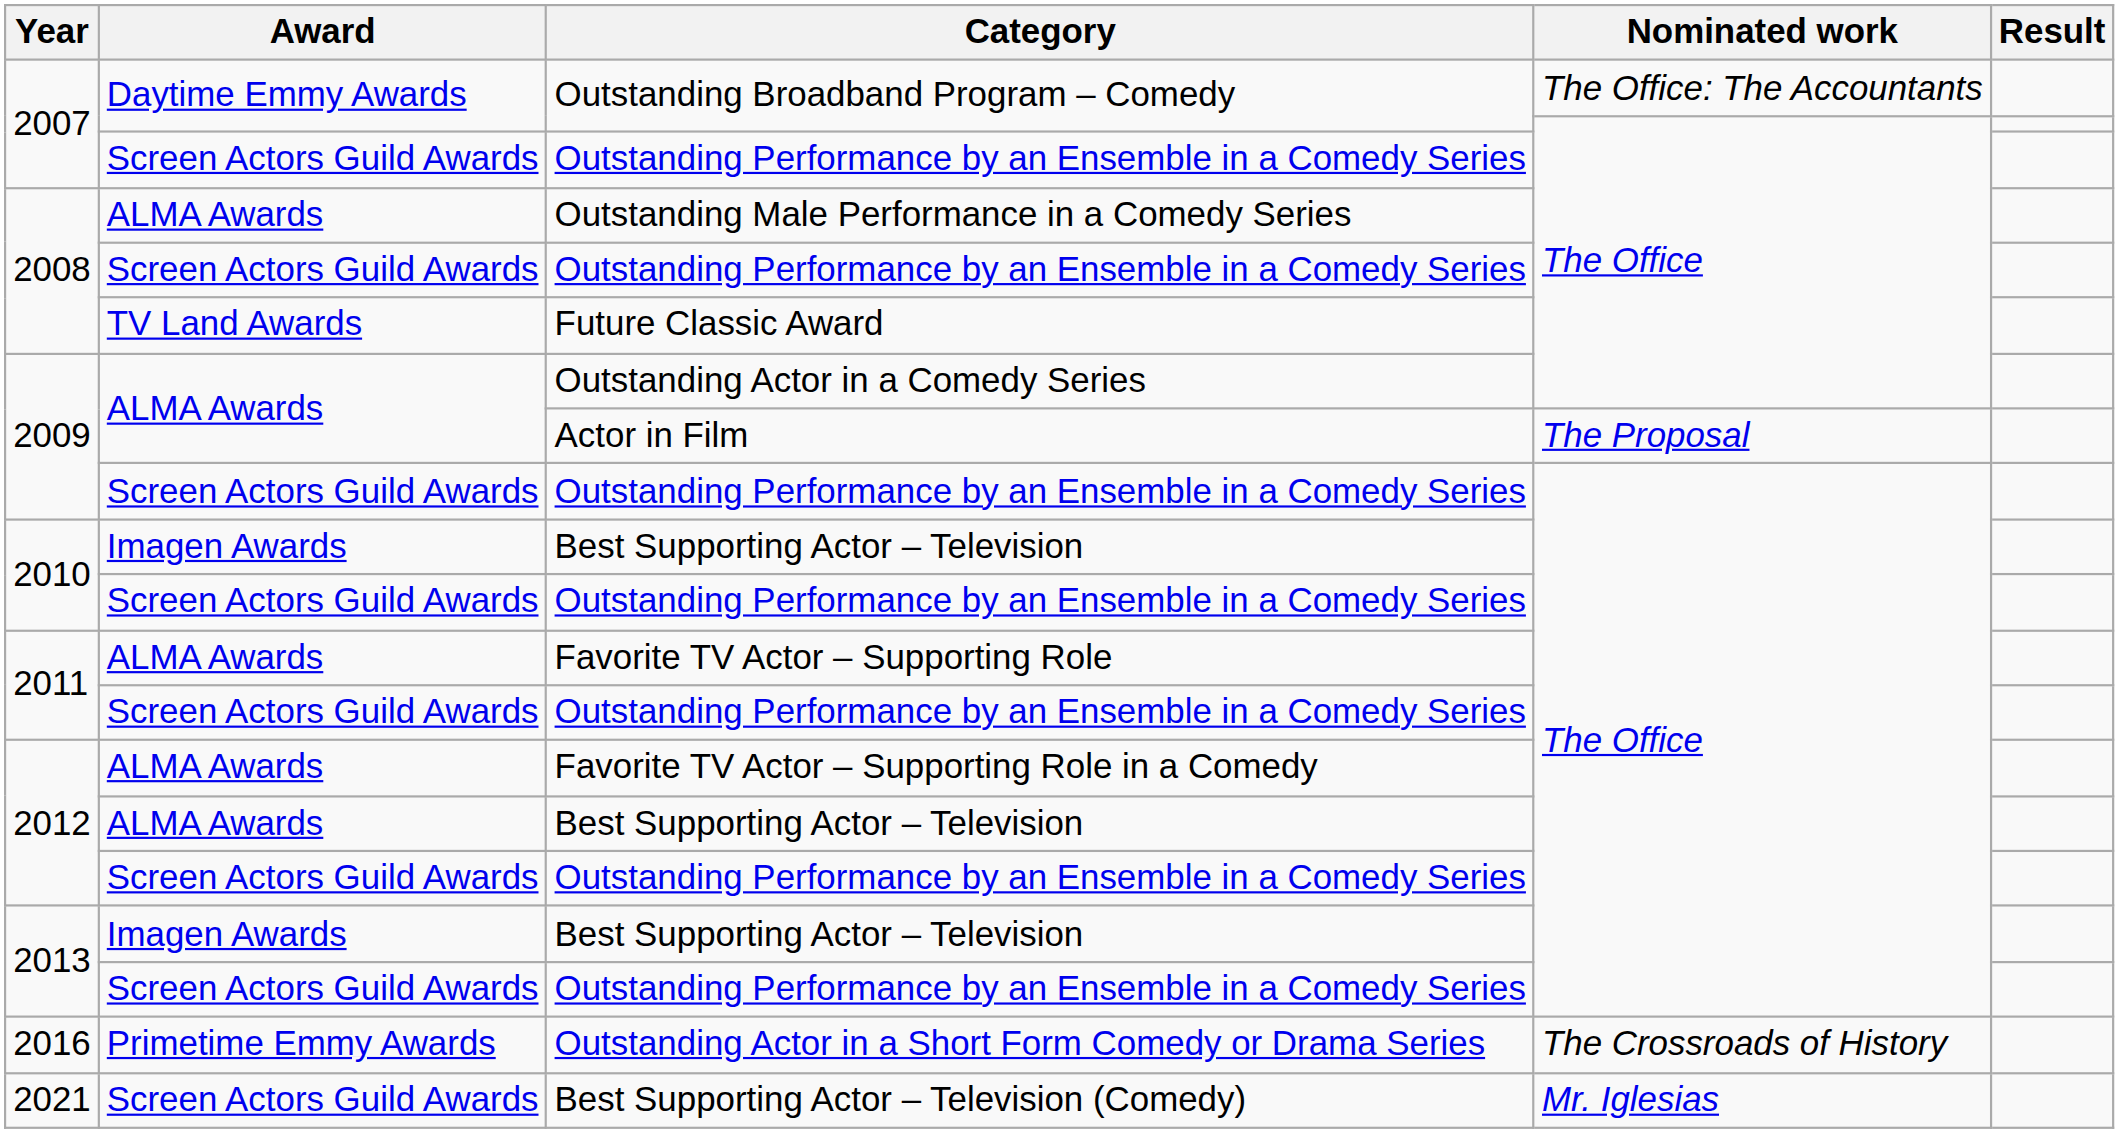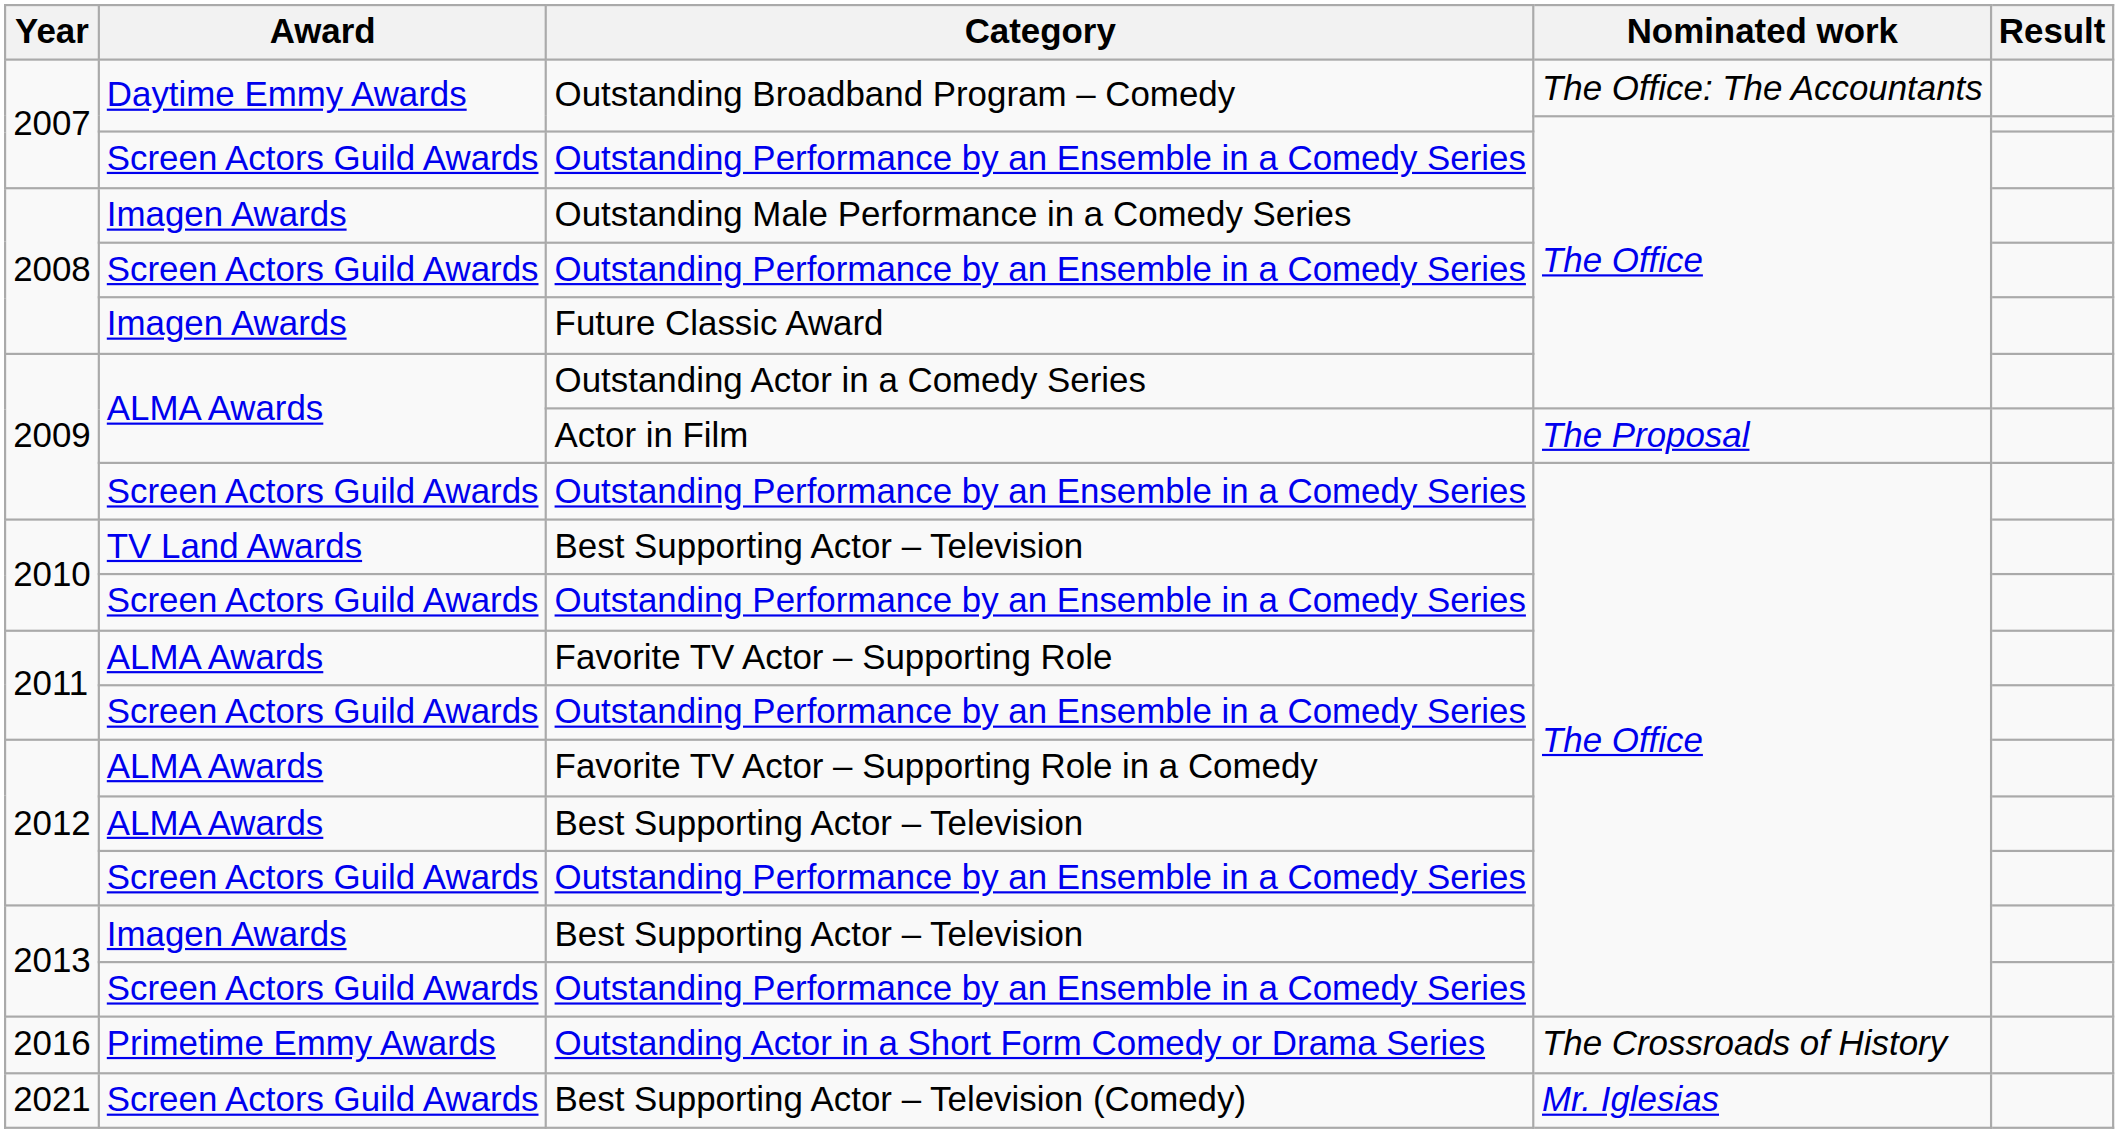(215, 214) ALMA Awards -> (227, 214) Imagen Awards
(234, 324) TV Land Awards -> (227, 324) Imagen Awards
(227, 546) Imagen Awards -> (234, 546) TV Land Awards
